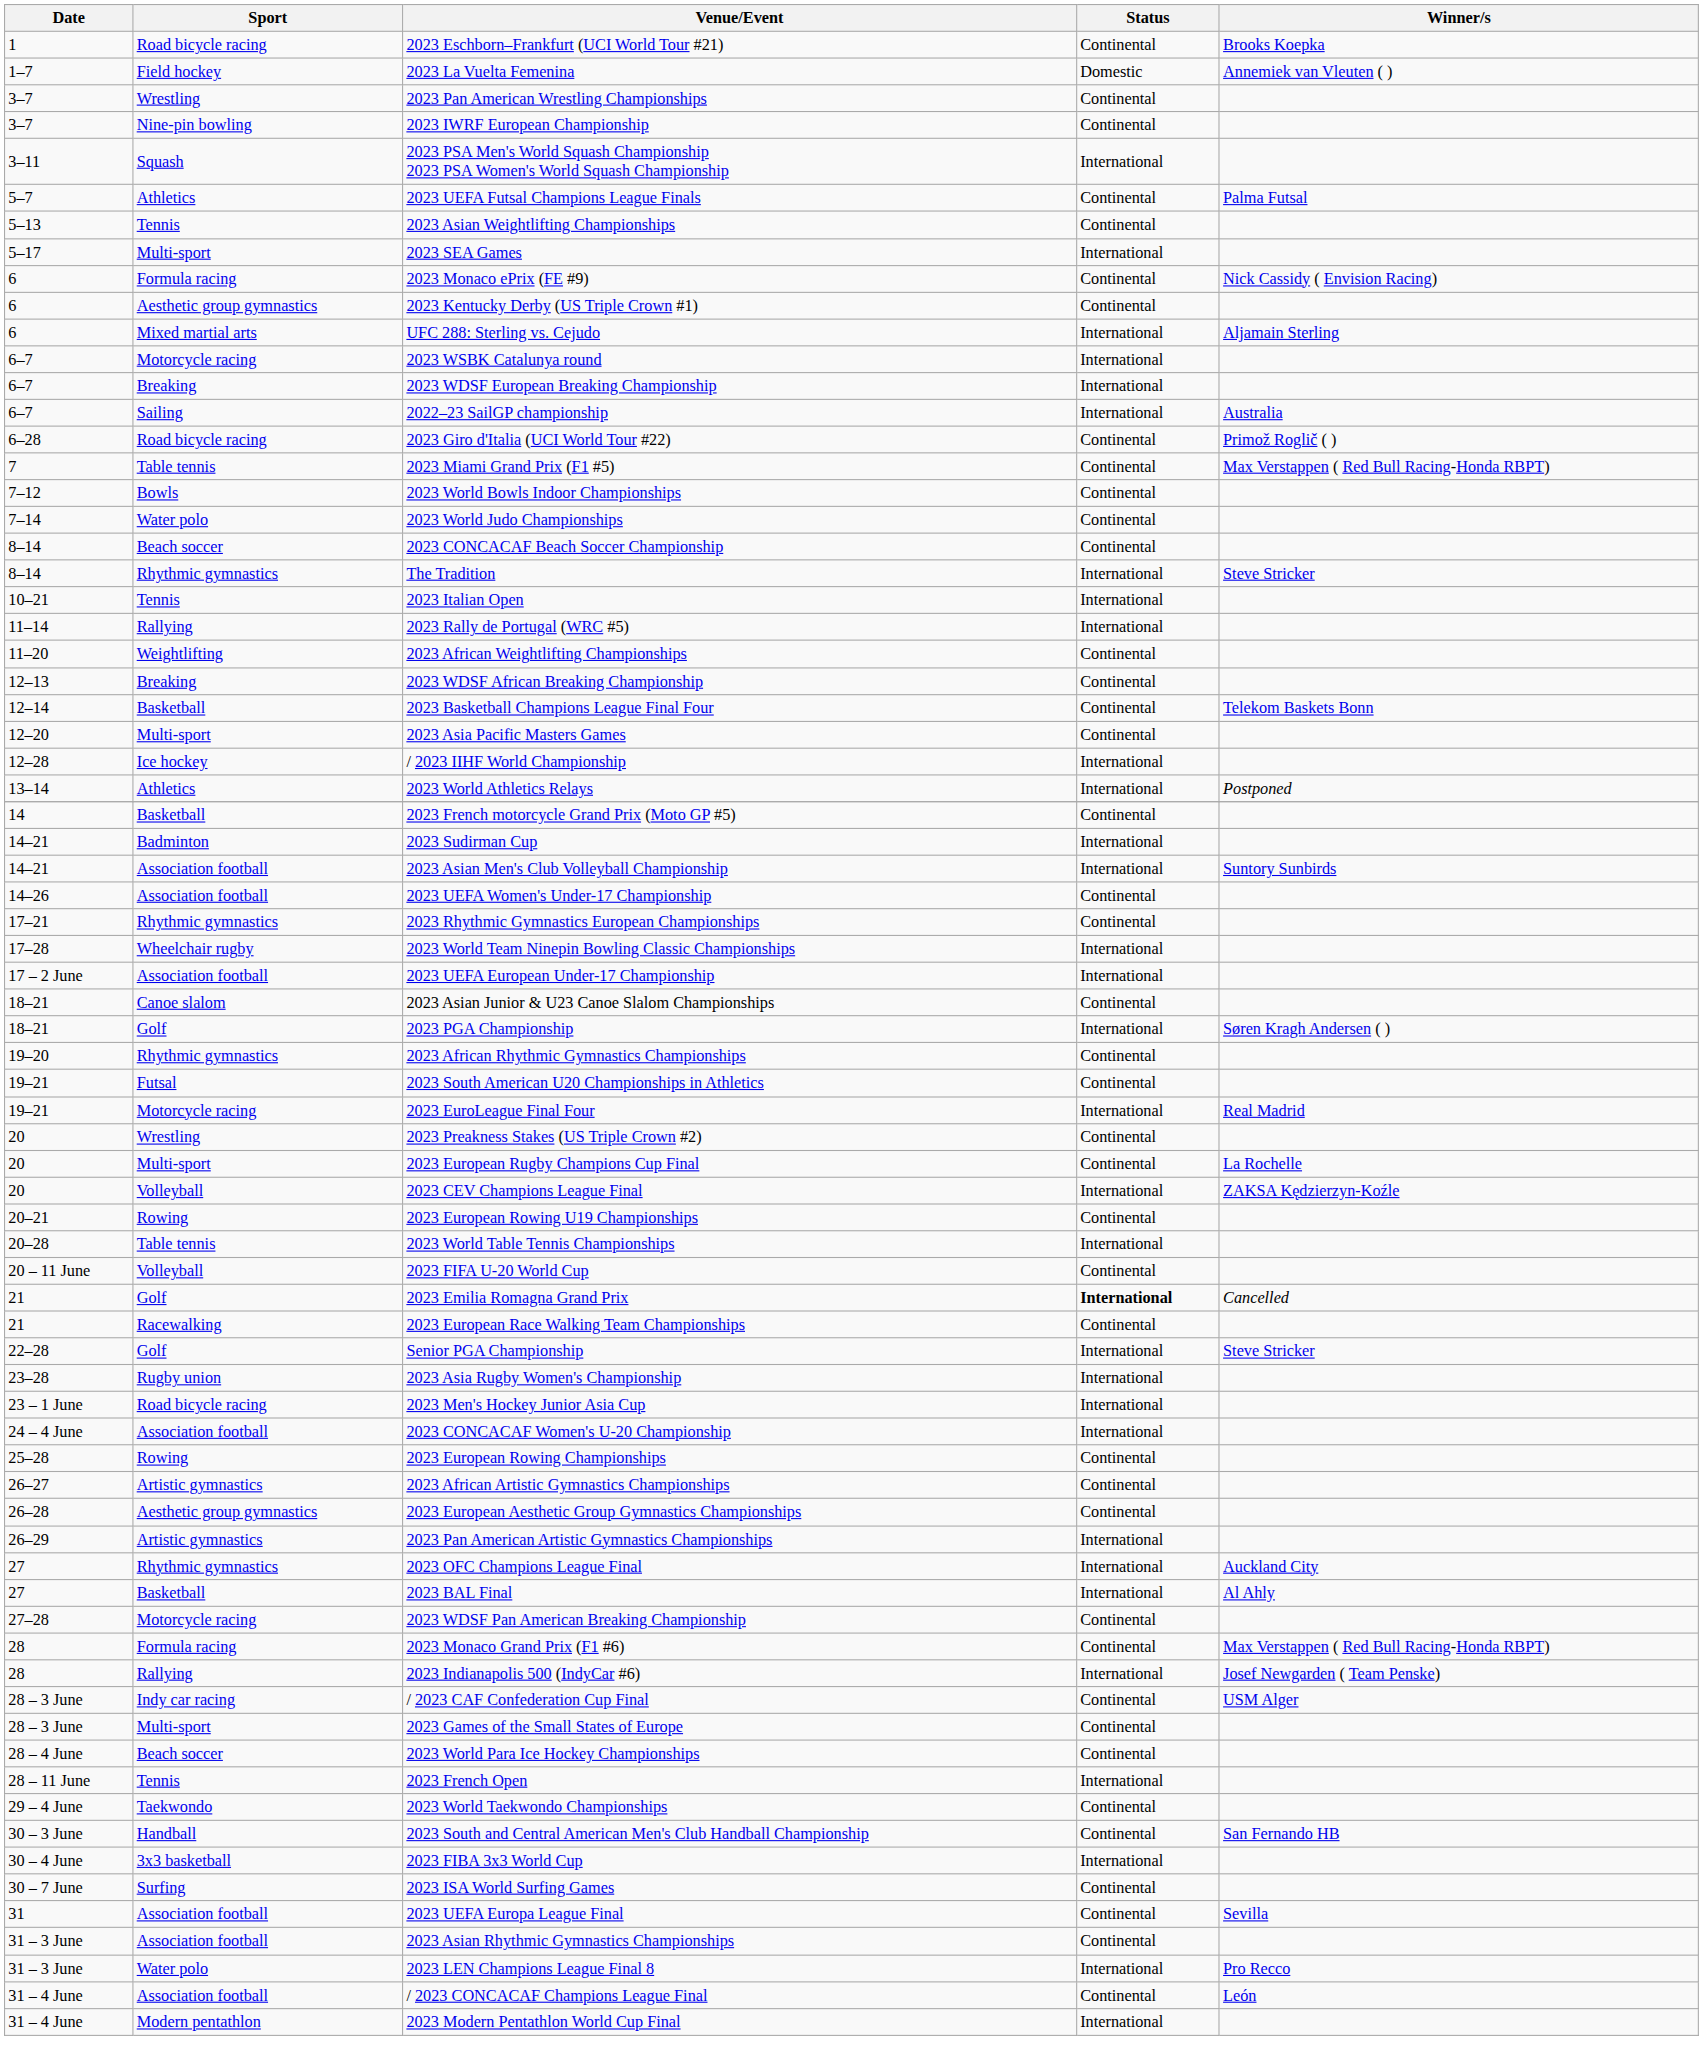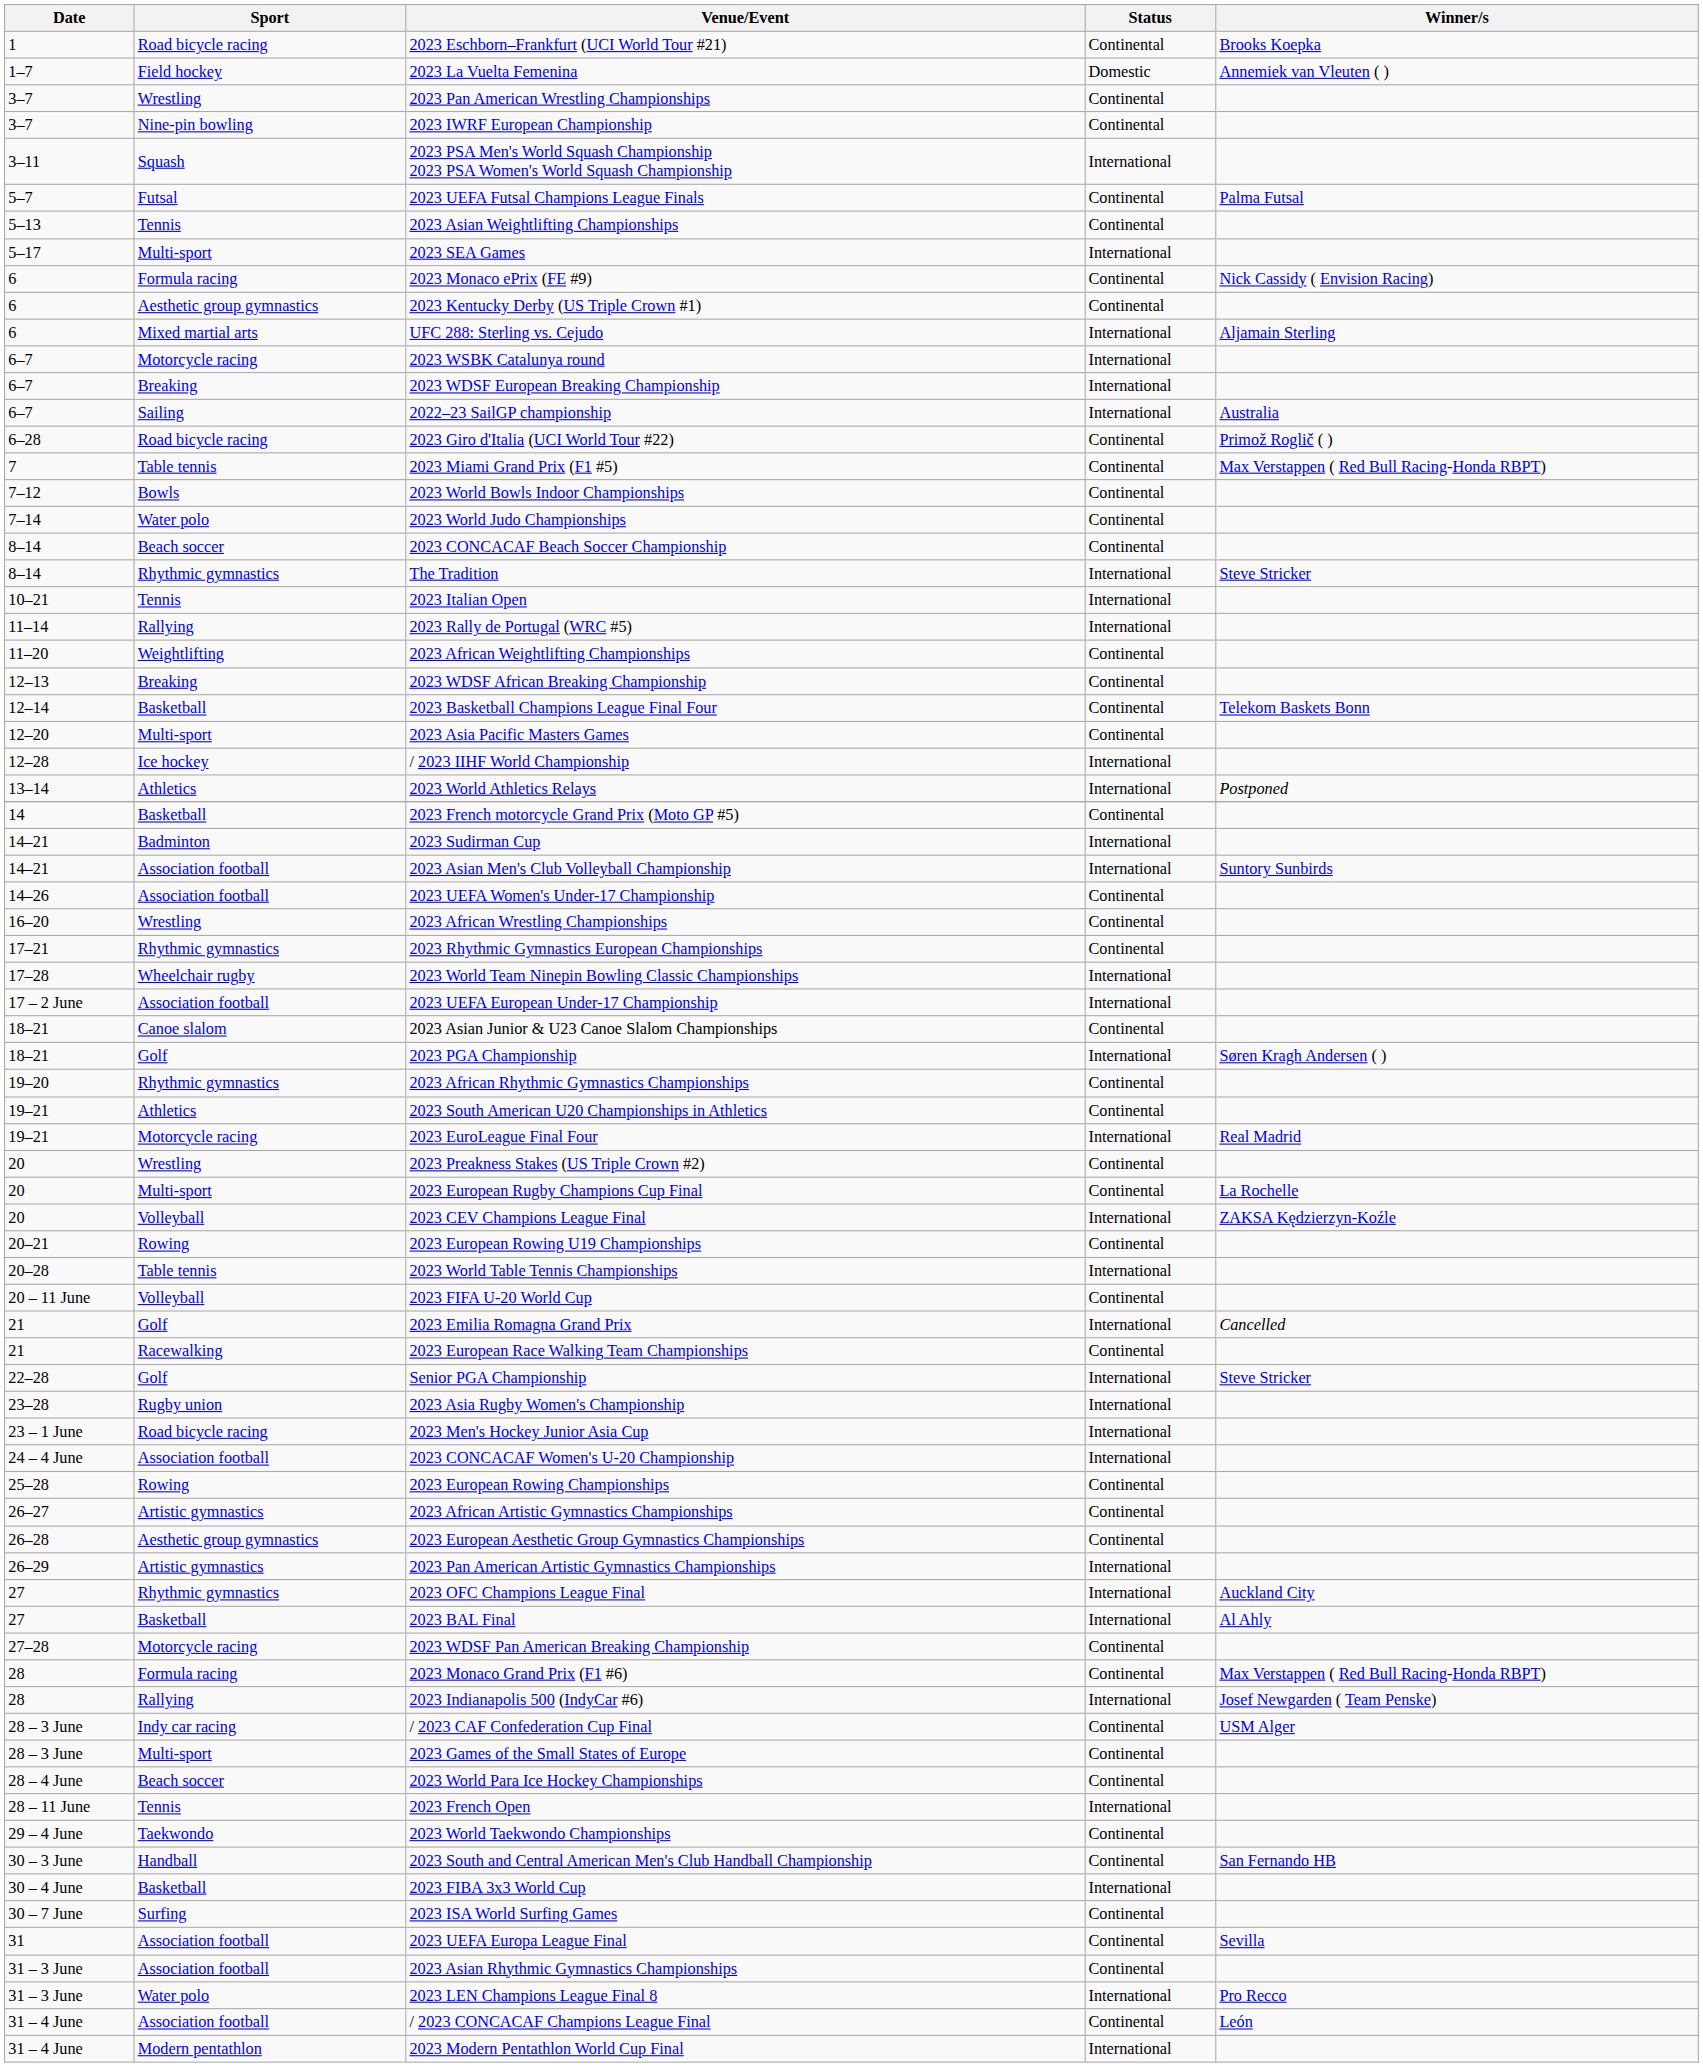(166, 198) Athletics -> (158, 198) Futsal
+ row: (538, 922)
(157, 1083) Futsal -> (167, 1110) Athletics
(1126, 1297) bold -> (1130, 1324) normal
(184, 1860) 3x3 basketball -> (172, 1887) Basketball
